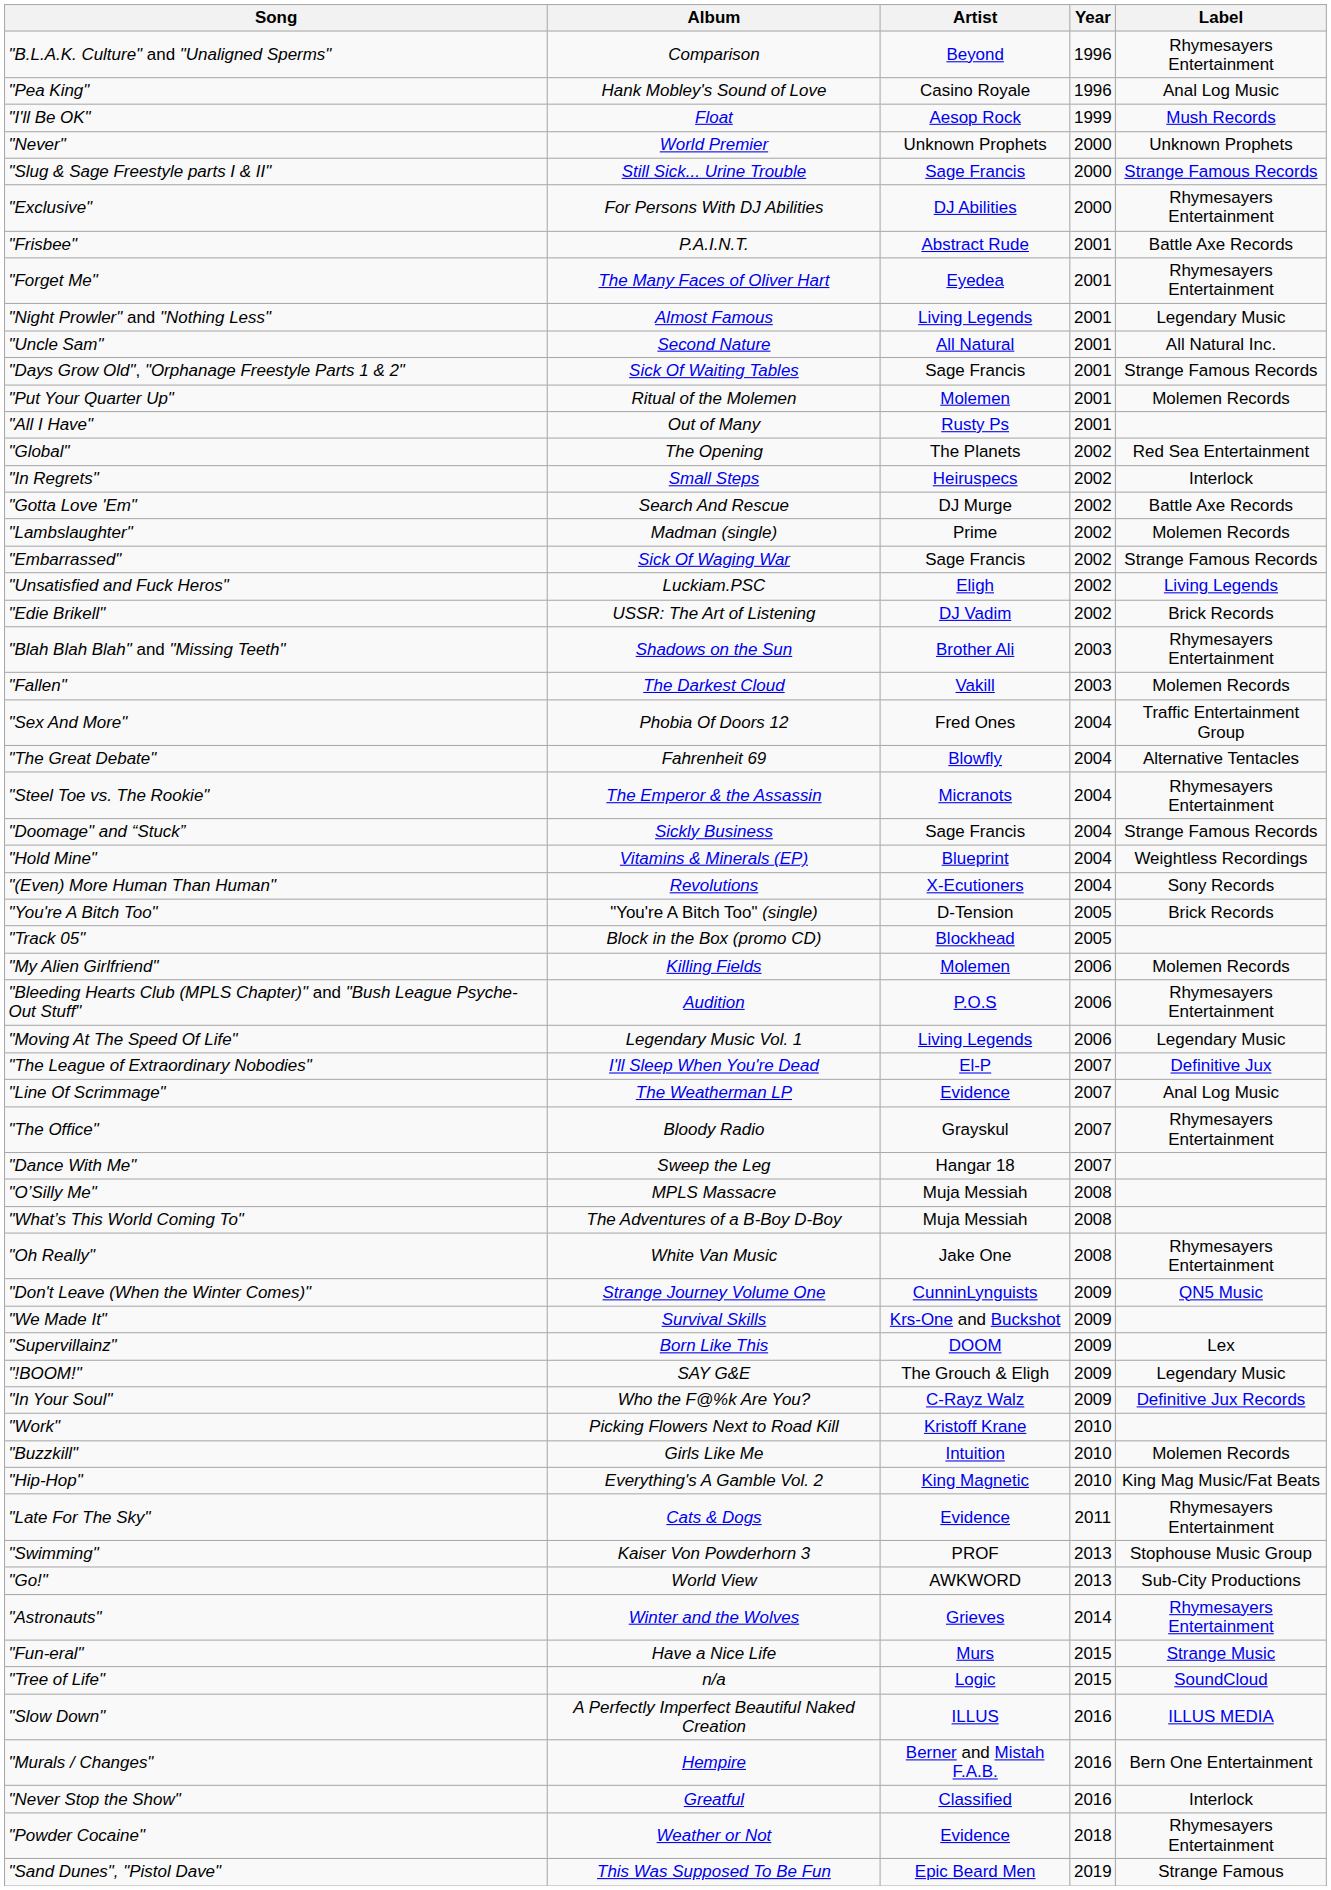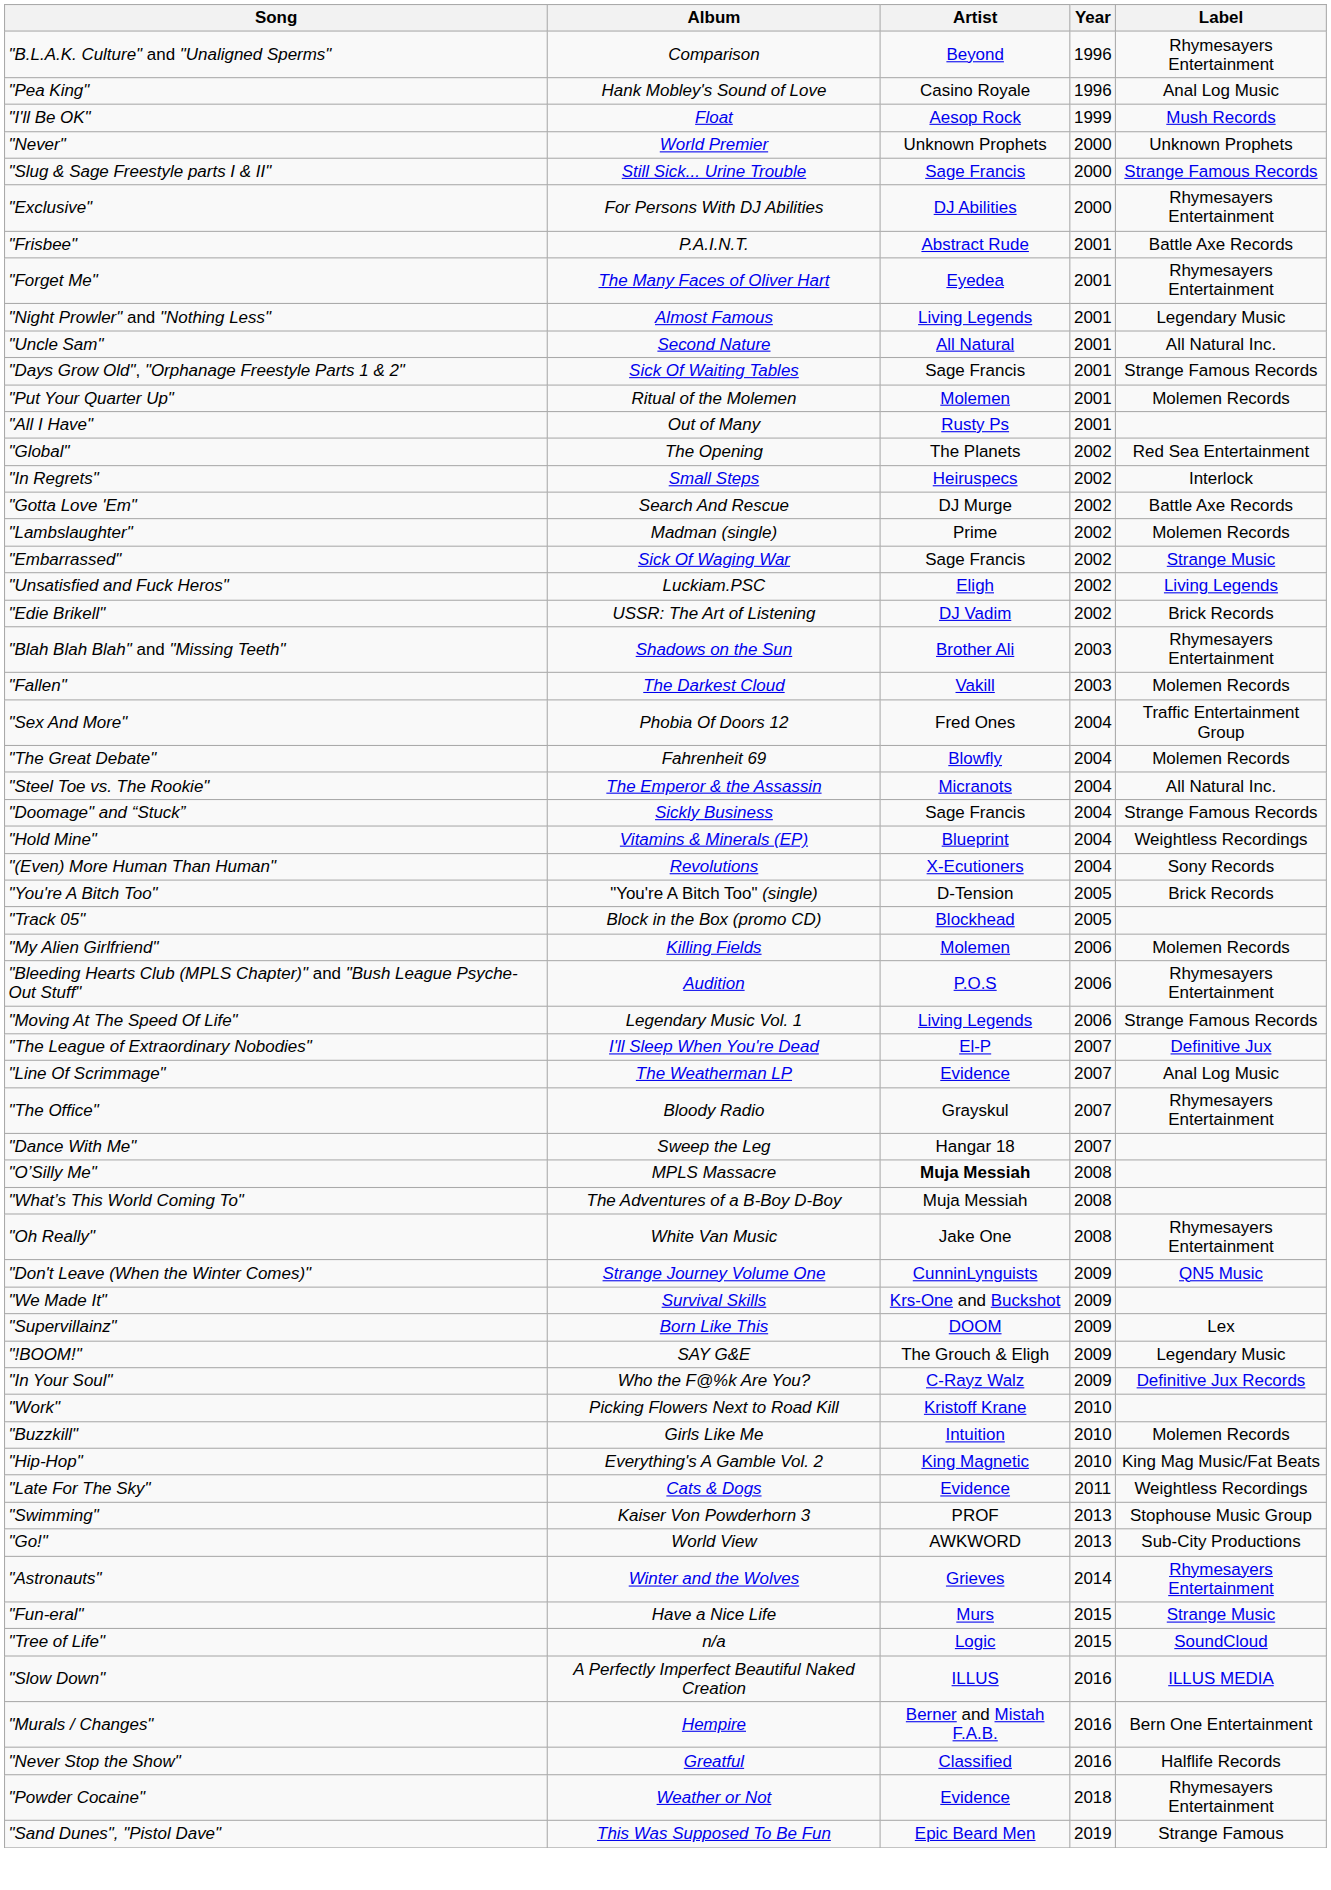(1221, 559) Strange Famous Records -> (1221, 559) Strange Music
(1221, 758) Alternative Tentacles -> (1221, 758) Molemen Records
(1221, 795) Rhymesayers Entertainment -> (1221, 785) All Natural Inc.
(1221, 1039) Legendary Music -> (1221, 1020) Strange Famous Records
(975, 1192) normal -> (975, 1173) bold
(1221, 1517) Rhymesayers Entertainment -> (1221, 1488) Weightless Recordings
(1221, 1799) Interlock -> (1221, 1760) Halflife Records
